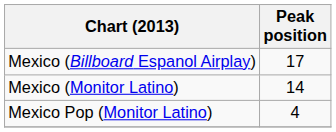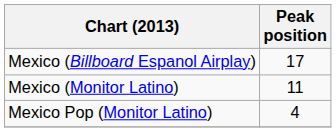(295, 87) 14 -> (295, 87) 11
